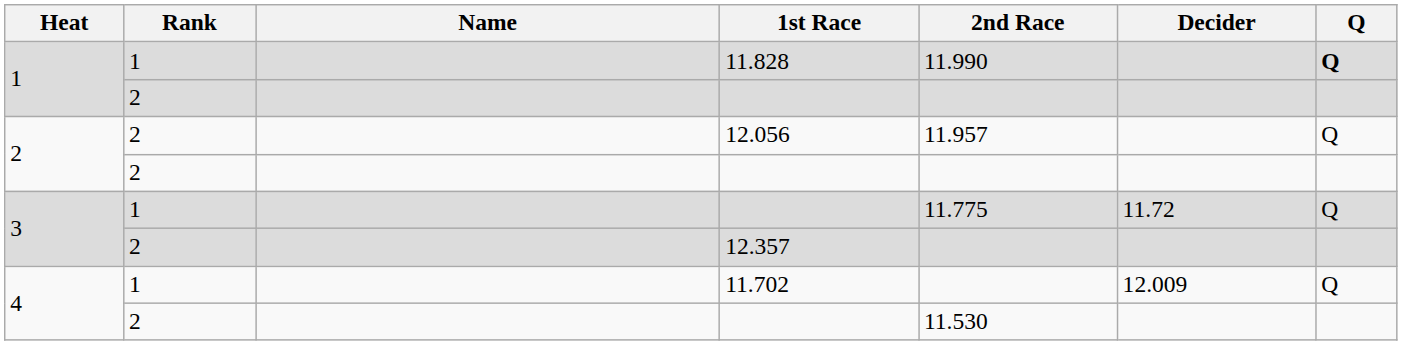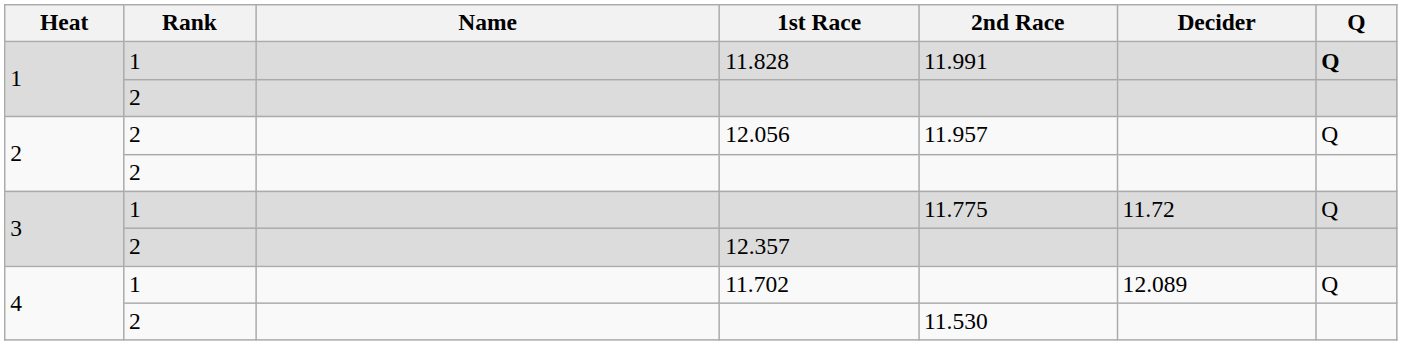(956, 60) 11.990 -> (956, 60) 11.991
(1155, 284) 12.009 -> (1155, 284) 12.089
